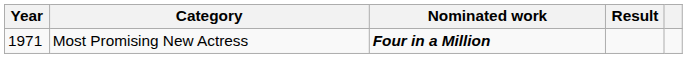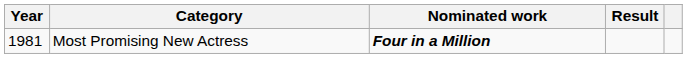(25, 41) 1971 -> (25, 41) 1981
